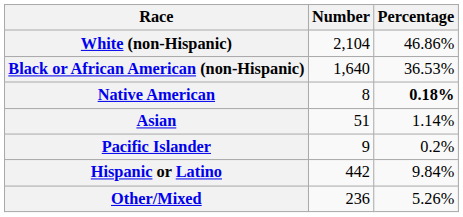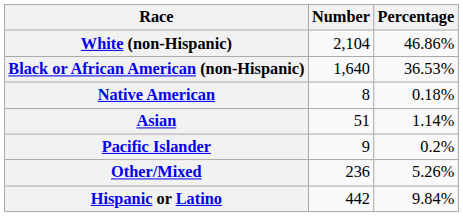(432, 95) bold -> (433, 95) normal
rows swapped: (156, 198) <-> (156, 172)
